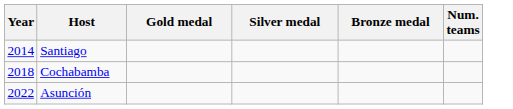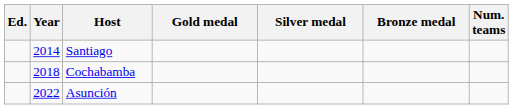+ column: (17, 22)
